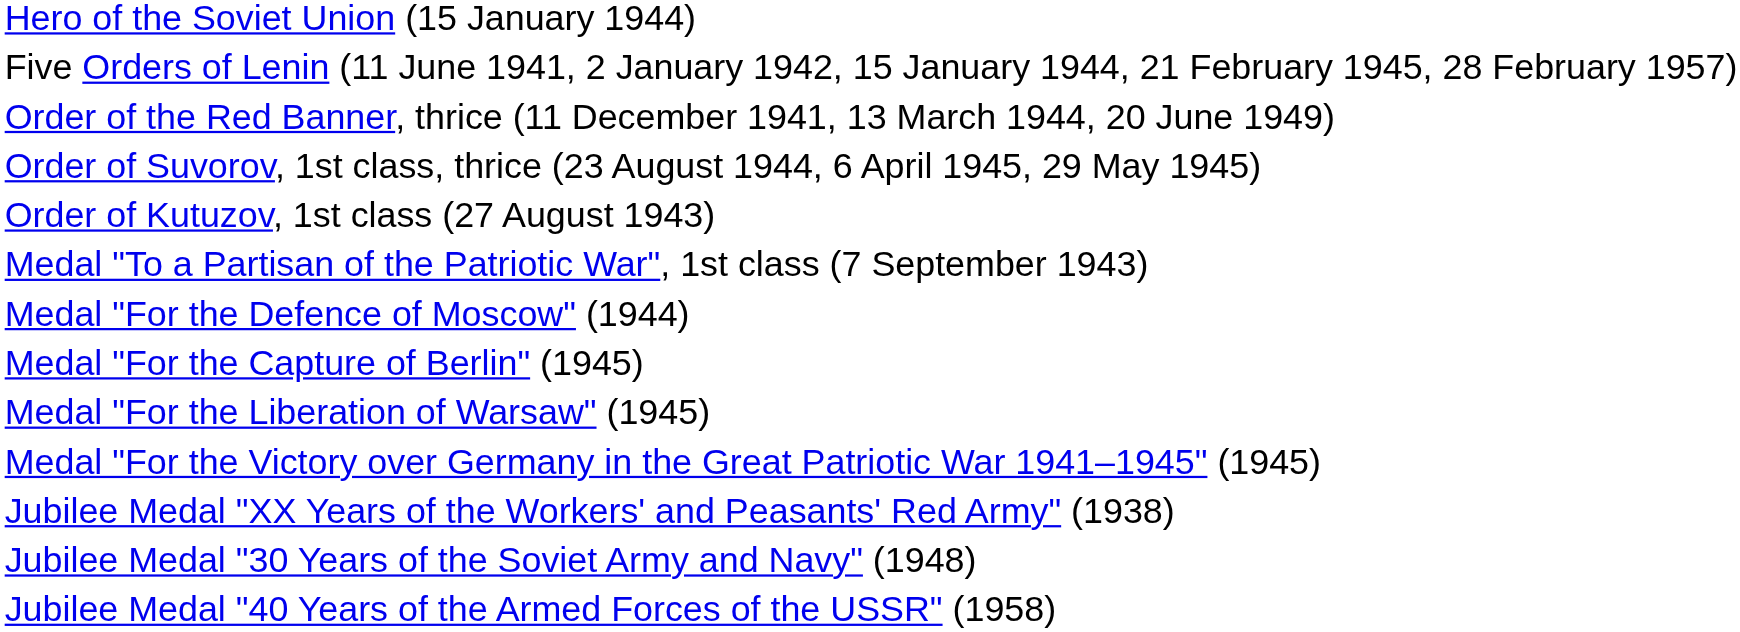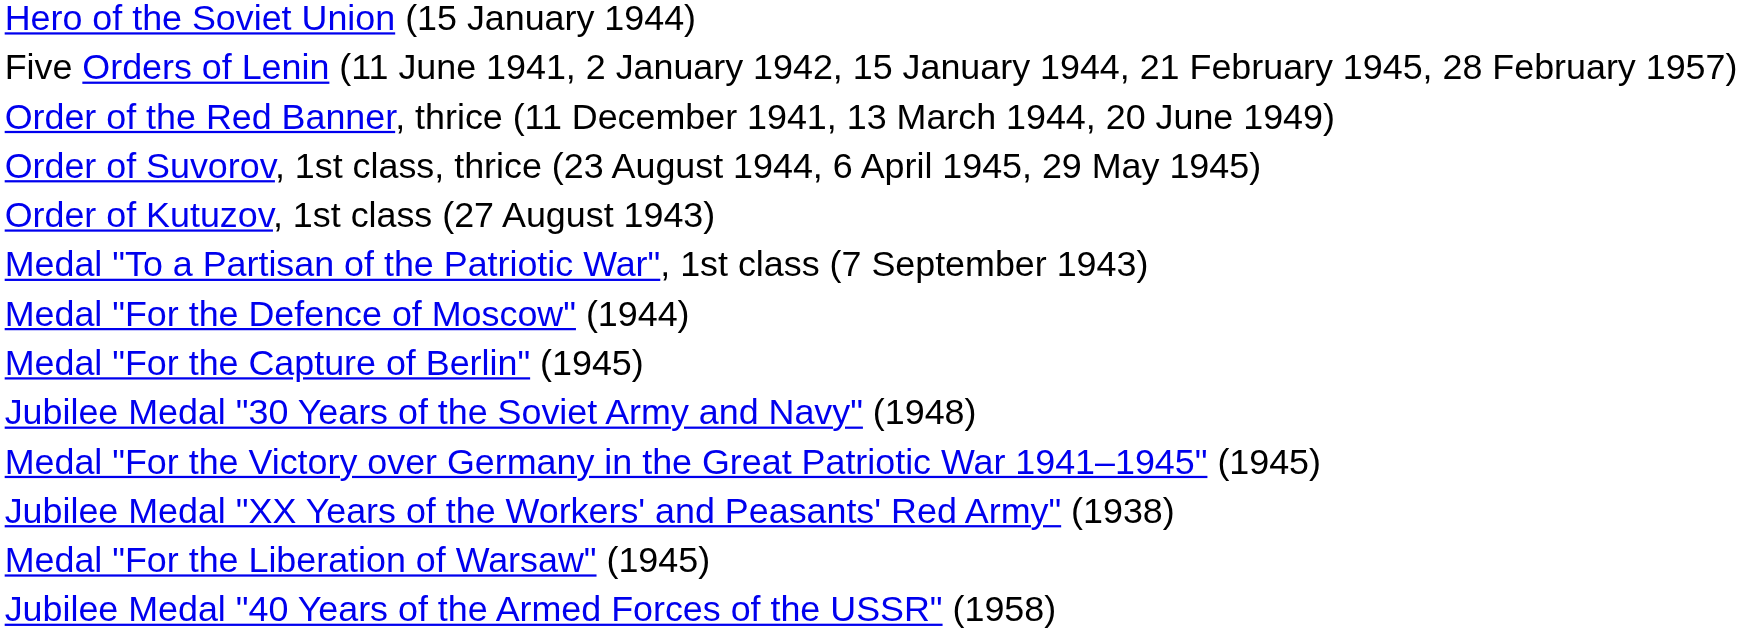rows swapped: (357, 412) <-> (491, 560)
